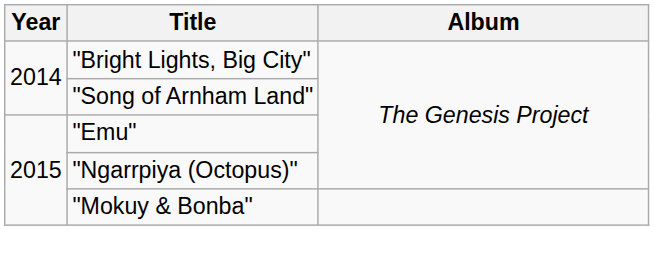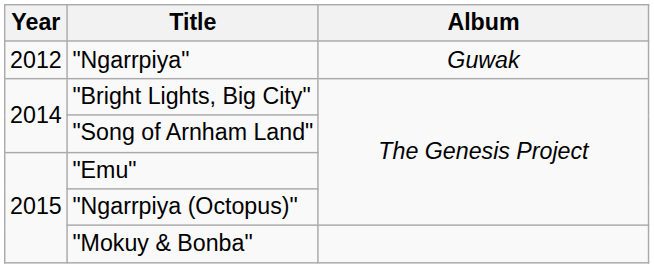+ row: (131, 59)
